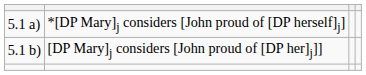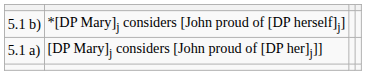(24, 24) 5.1 a) -> (24, 24) 5.1 b)
(24, 50) 5.1 b) -> (24, 50) 5.1 a)
